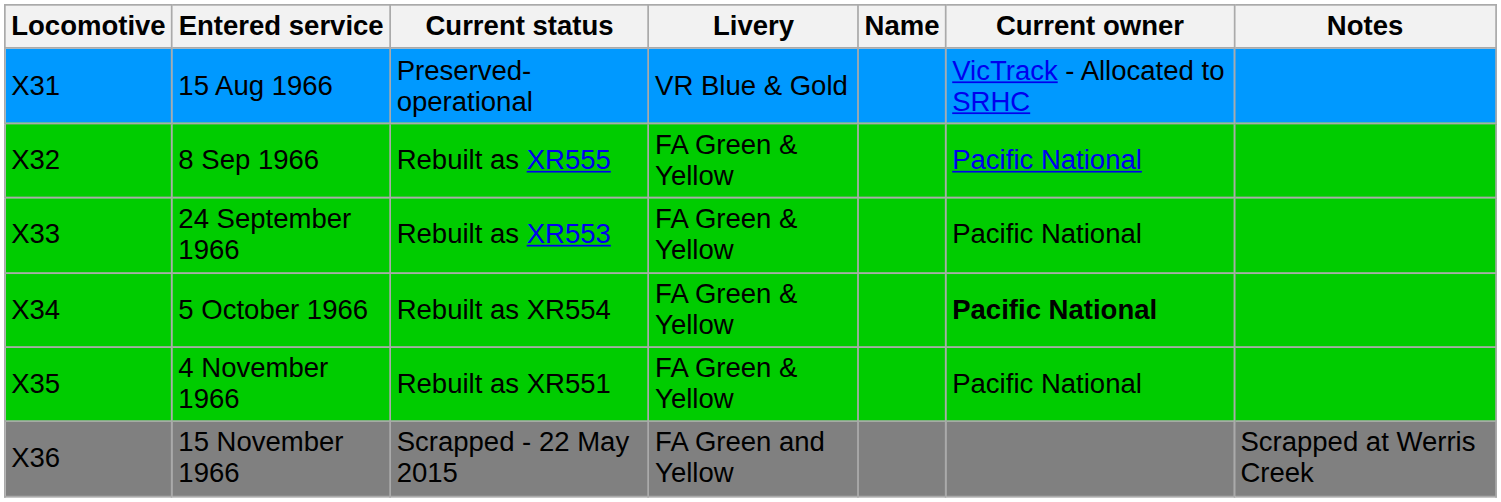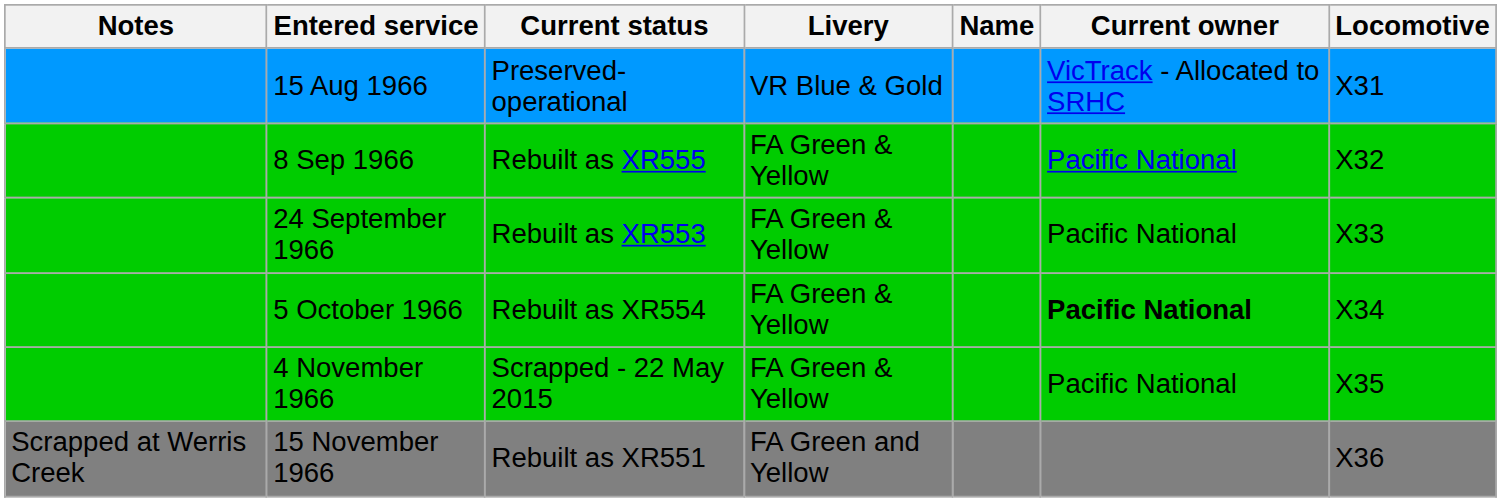columns swapped: (88, 26) <-> (1365, 26)
(504, 383) Rebuilt as XR551 -> (608, 383) Scrapped - 22 May 2015
(513, 458) Scrapped - 22 May 2015 -> (599, 458) Rebuilt as XR551
